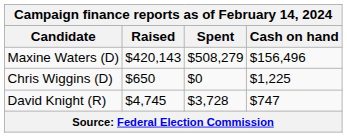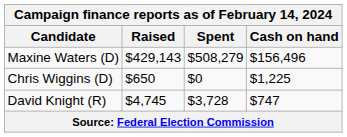(153, 57) $420,143 -> (153, 57) $429,143
